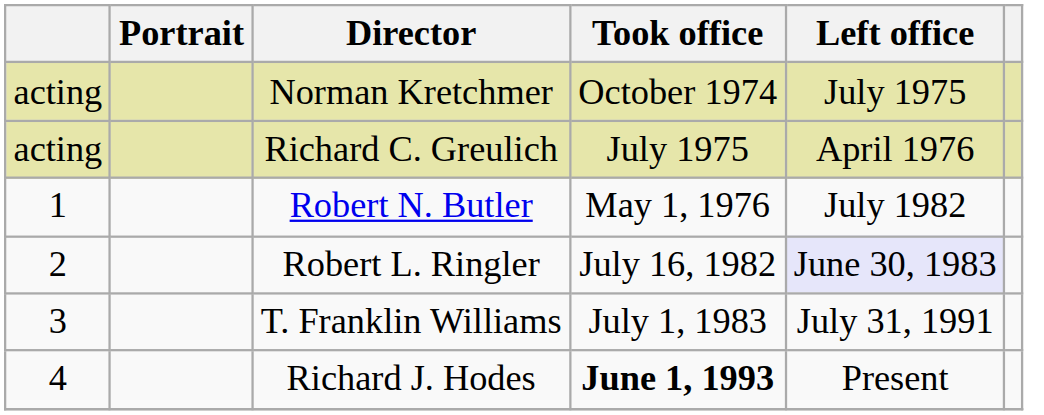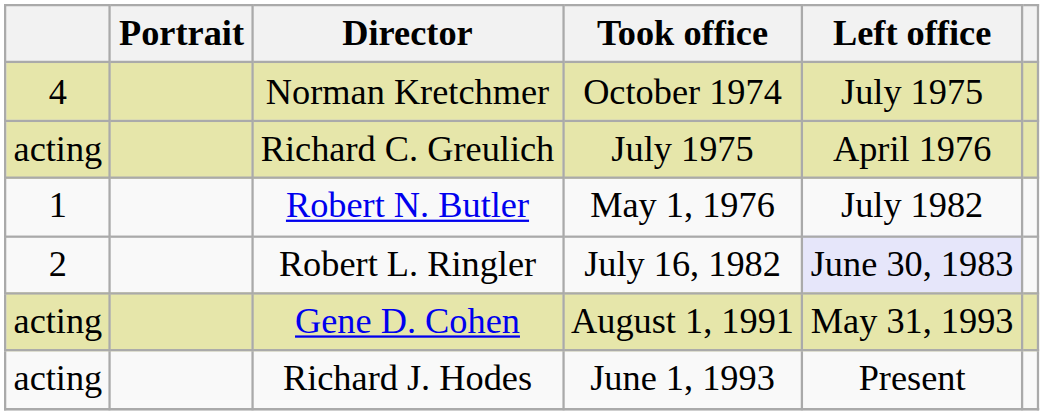(58, 90) acting -> (58, 90) 4
- row: (411, 321)
+ row: (407, 321)
(58, 378) 4 -> (58, 378) acting
(678, 378) bold -> (682, 378) normal
